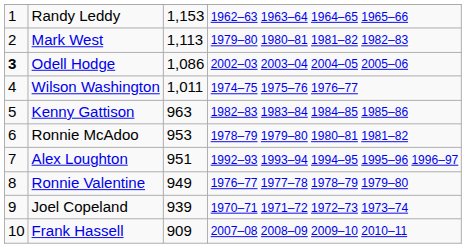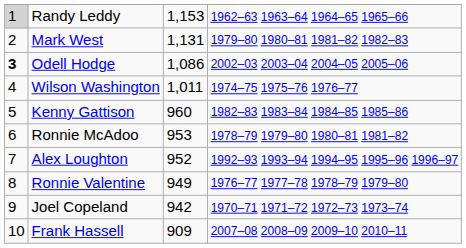(12, 16) no background -> (12, 16) lightgrey background
(185, 40) 1,113 -> (186, 40) 1,131
(179, 111) 963 -> (179, 111) 960
(179, 159) 951 -> (179, 159) 952
(179, 207) 939 -> (179, 207) 942
